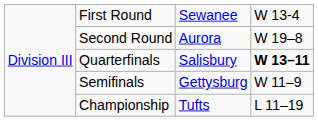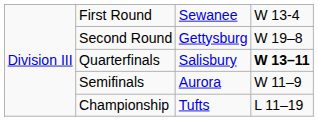(200, 37) Aurora -> (213, 37) Gettysburg
(213, 82) Gettysburg -> (200, 82) Aurora
